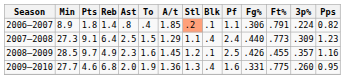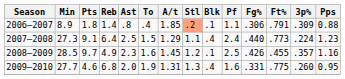(303, 25) .224 -> (303, 25) .309
(328, 25) 0.82 -> (328, 25) 0.88
(303, 39) .309 -> (303, 39) .224
(170, 67) 1.36 -> (170, 67) 1.31
